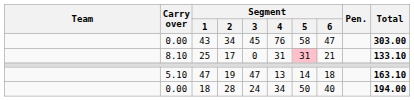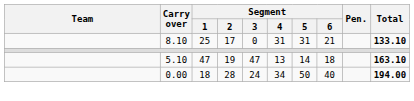- row: (205, 41)
(305, 56) pink background -> (305, 41) no background
